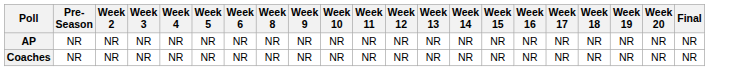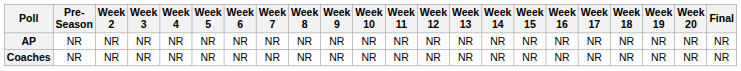+ column: (272, 19)
